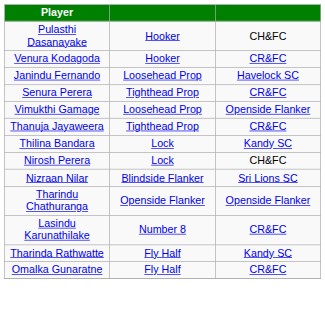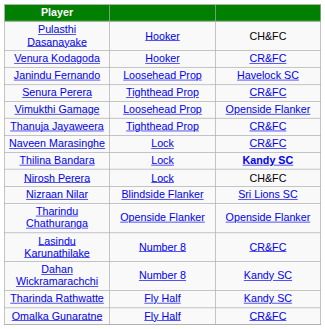+ row: (57, 144)
(268, 144) normal -> (268, 161) bold
+ row: (57, 276)
